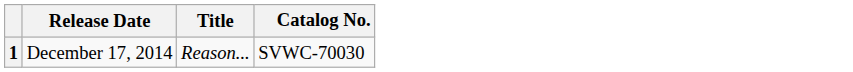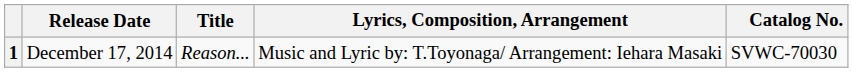+ column: (499, 20)
